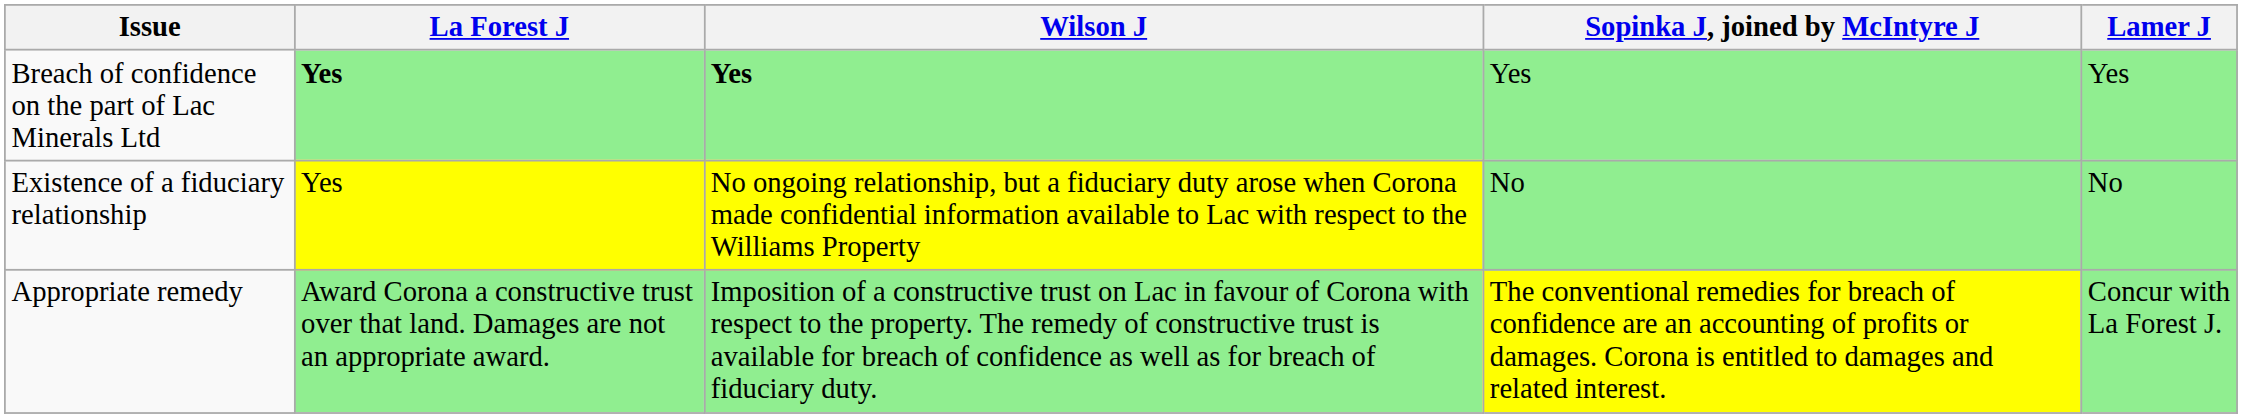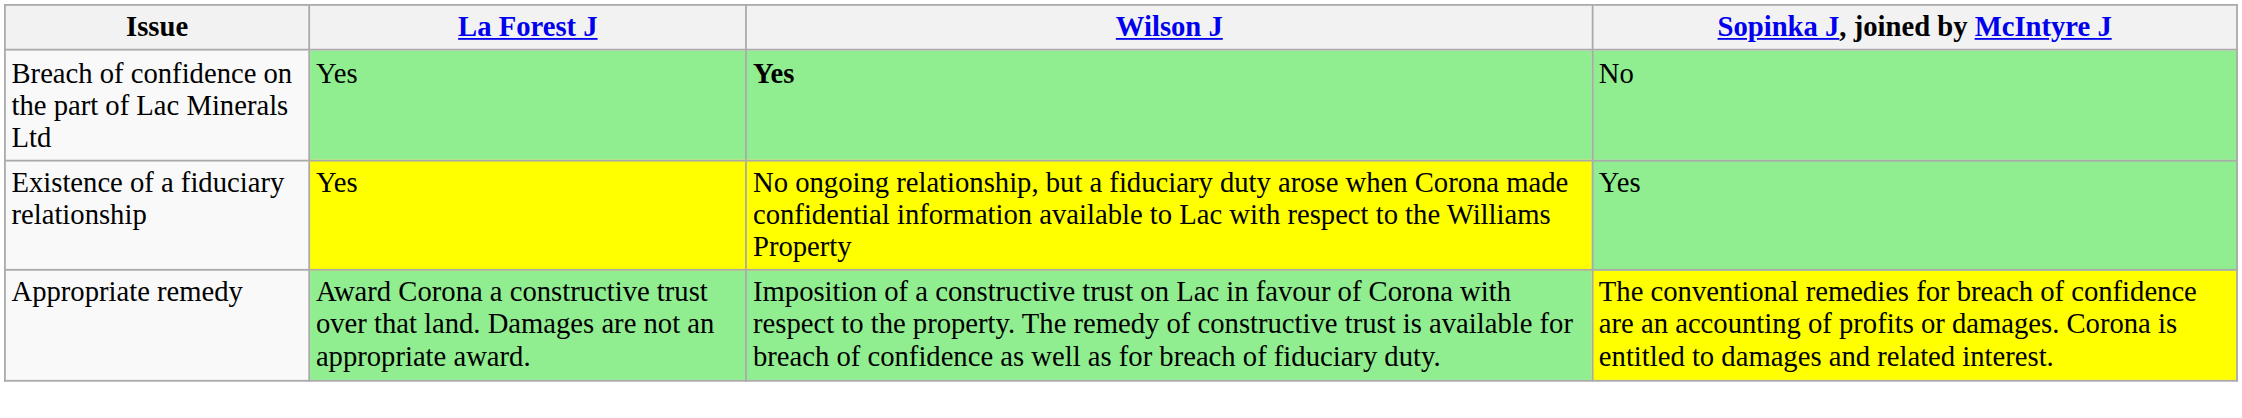- column: (2159, 27)
(322, 72) bold -> (337, 72) normal
(1511, 72) Yes -> (1616, 72) No
(1507, 182) No -> (1620, 182) Yes
